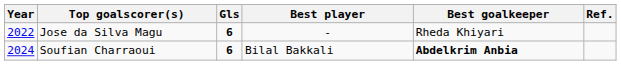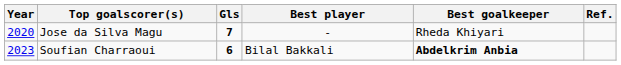(21, 32) 2022 -> (21, 32) 2020
(229, 32) 6 -> (229, 32) 7
(21, 51) 2024 -> (21, 51) 2023
